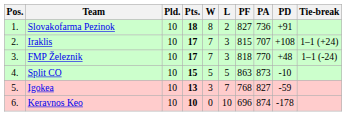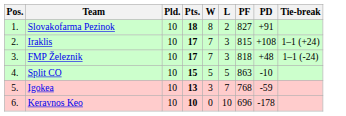- column: (263, 12)
